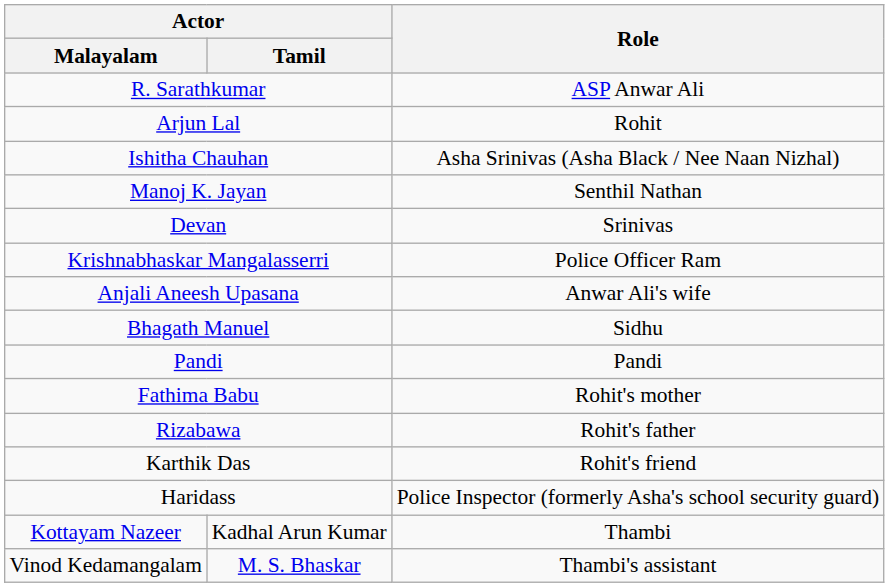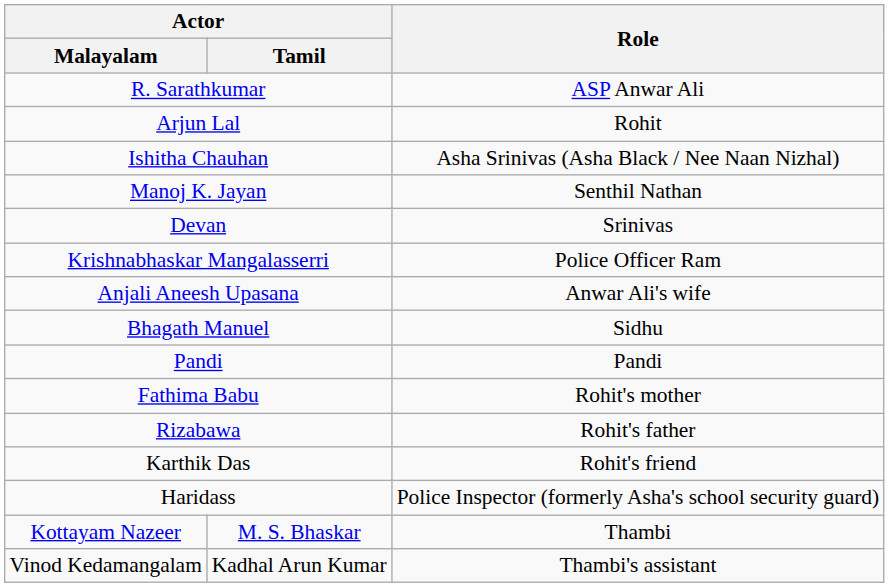(299, 531) Kadhal Arun Kumar -> (299, 531) M. S. Bhaskar
(299, 565) M. S. Bhaskar -> (299, 565) Kadhal Arun Kumar
